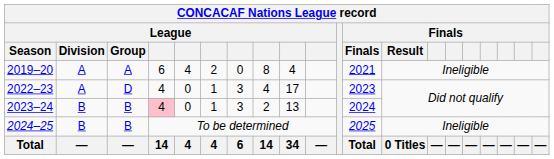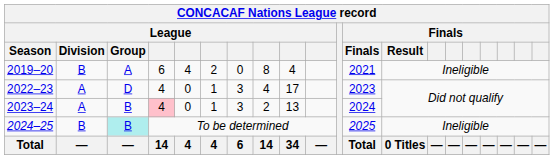(82, 70) A -> (82, 70) B
(82, 107) B -> (82, 107) A
(128, 126) no background -> (128, 126) paleturquoise background
